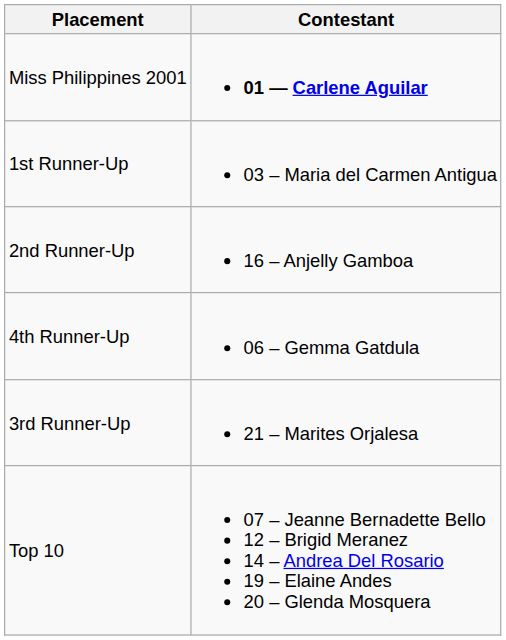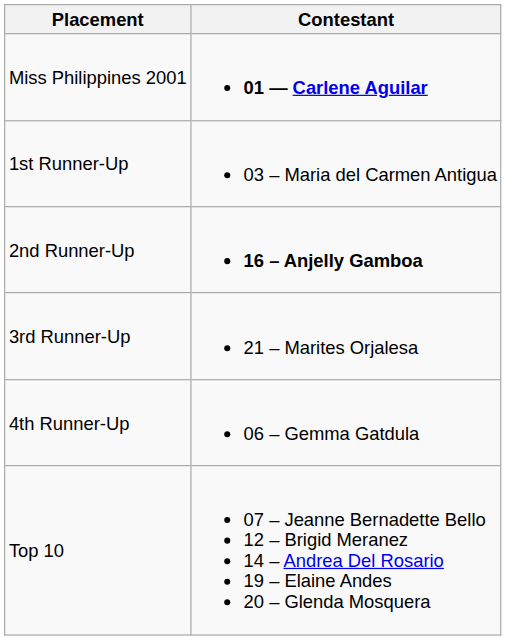(346, 260) normal -> (346, 260) bold
rows swapped: (70, 423) <-> (69, 336)
